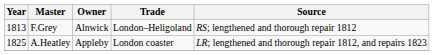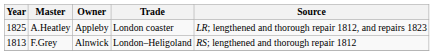rows swapped: (44, 27) <-> (50, 43)
